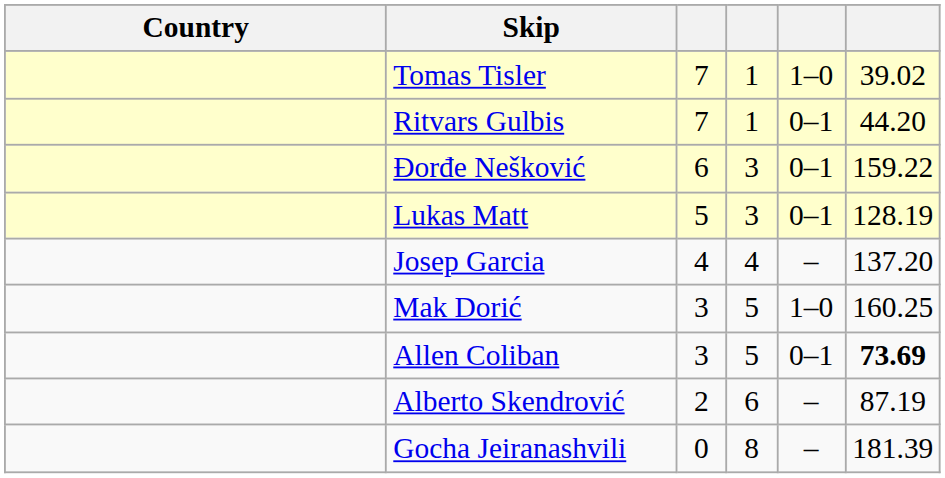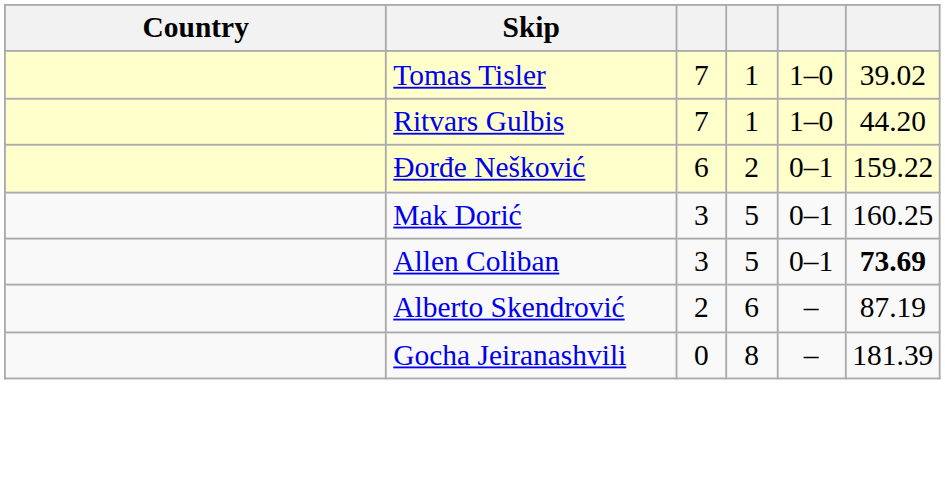(811, 121) 0–1 -> (811, 121) 1–0
(752, 167) 3 -> (752, 167) 2
- row: (461, 214)
- row: (469, 261)
(811, 307) 1–0 -> (811, 214) 0–1
